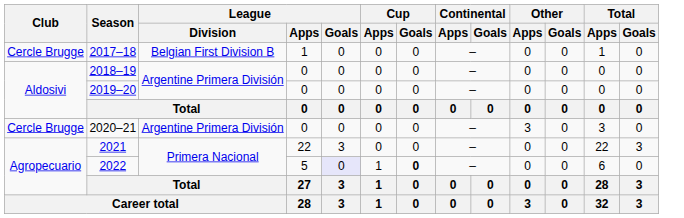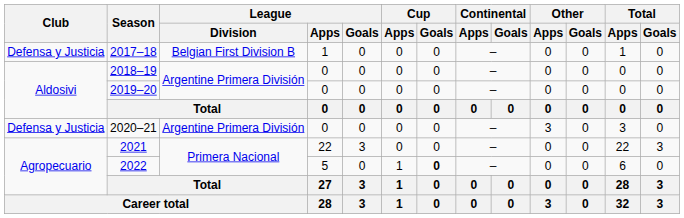(45, 52) Cercle Brugge -> (56, 52) Defensa y Justicia
(45, 128) Cercle Brugge -> (56, 128) Defensa y Justicia
(341, 166) lavender background -> (362, 166) no background
